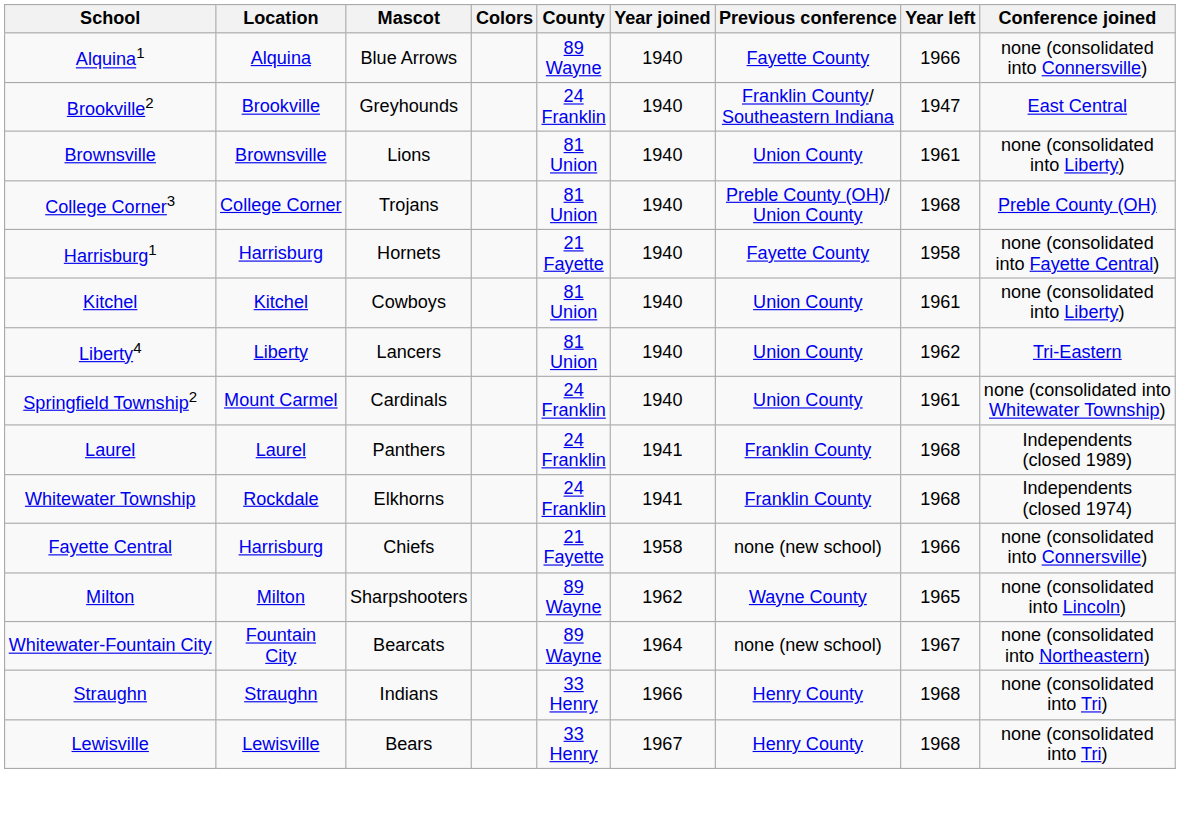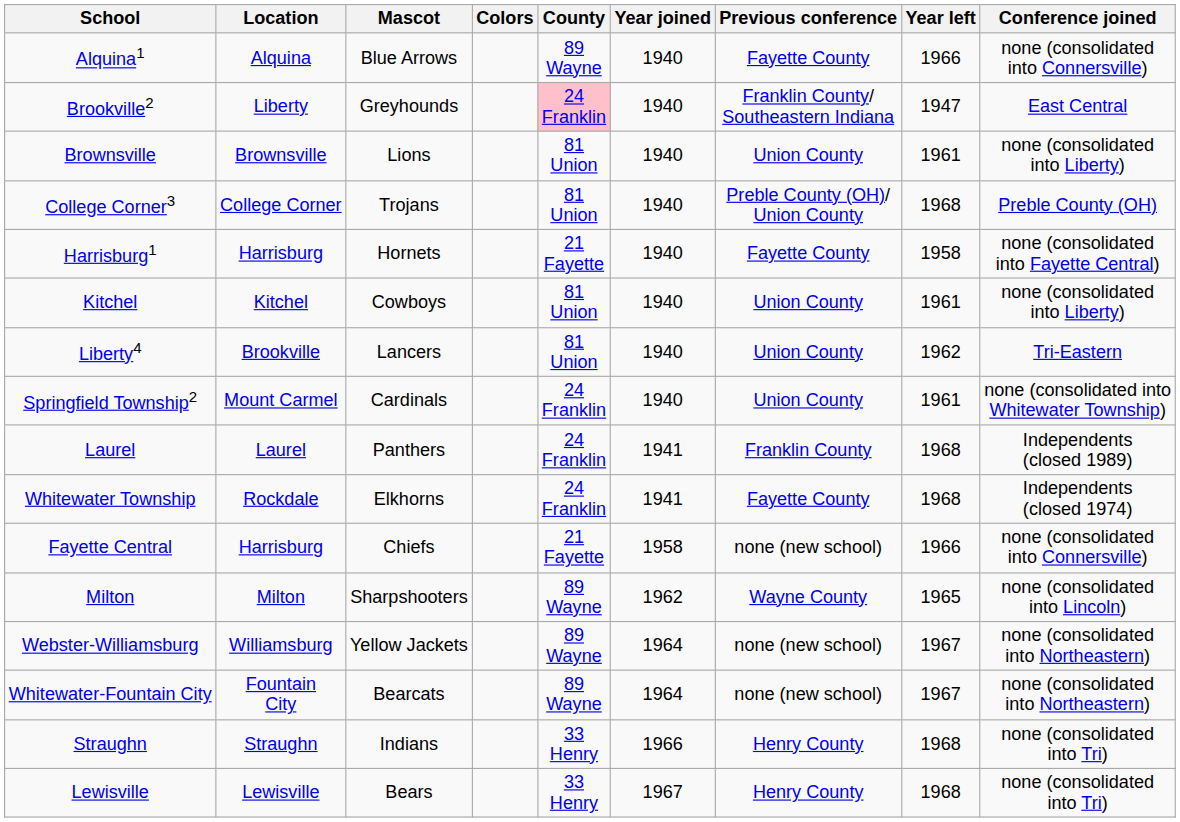(281, 106) Brookville -> (281, 106) Liberty
(574, 106) no background -> (574, 106) pink background
(281, 351) Liberty -> (281, 351) Brookville
(808, 498) Franklin County -> (808, 498) Fayette County
+ row: (110, 645)
